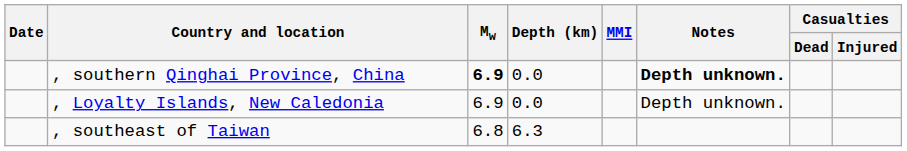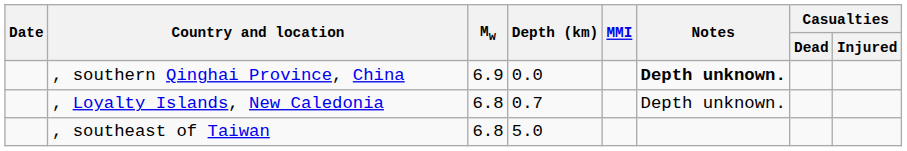(488, 75) bold -> (488, 75) normal
(488, 103) 6.9 -> (488, 103) 6.8
(527, 103) 0.0 -> (527, 103) 0.7
(527, 131) 6.3 -> (527, 131) 5.0
